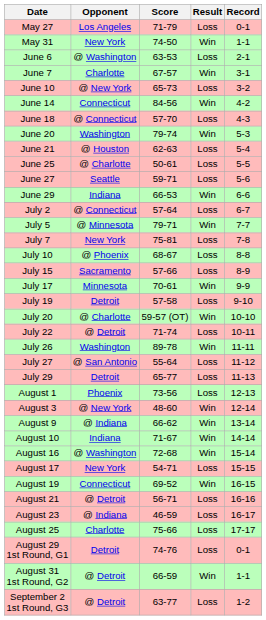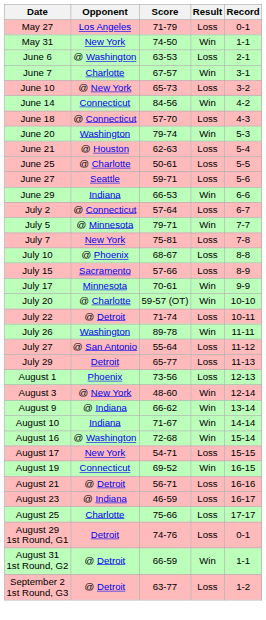- row: (37, 301)
